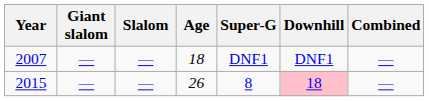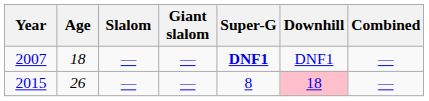columns swapped: (196, 25) <-> (86, 25)
(249, 58) normal -> (249, 58) bold
